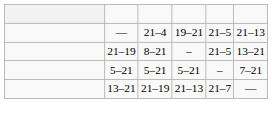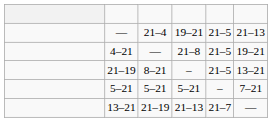+ row: (121, 51)
